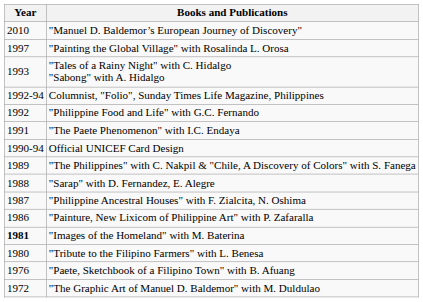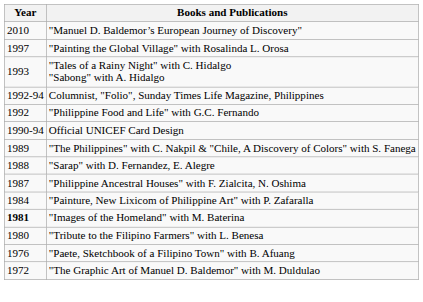- row: (144, 130)
(18, 218) 1986 -> (18, 200) 1984
